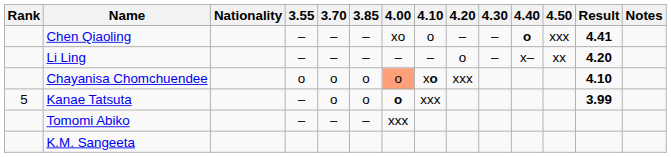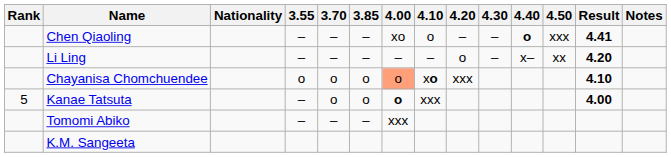(599, 100) 3.99 -> (599, 100) 4.00
